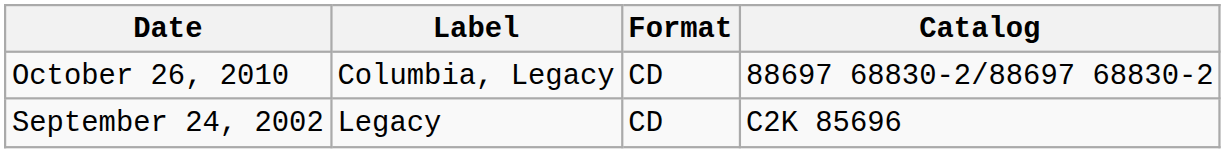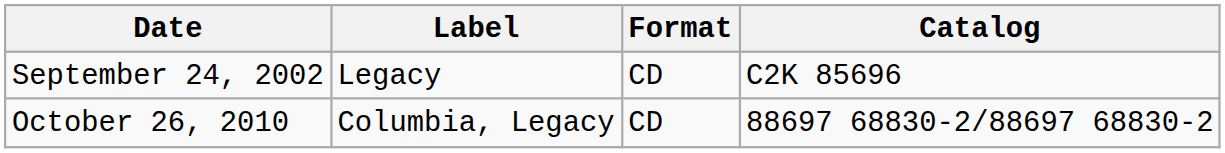rows swapped: (168, 123) <-> (151, 76)
